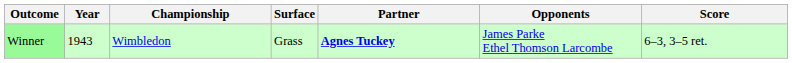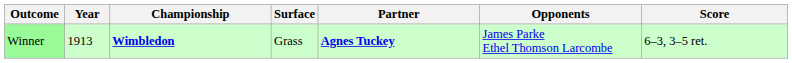(80, 41) 1943 -> (80, 41) 1913
(142, 41) normal -> (143, 41) bold
